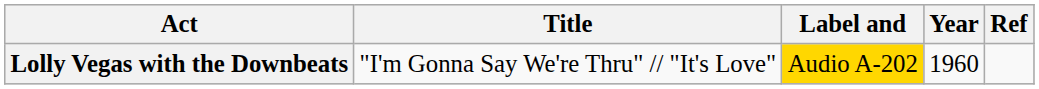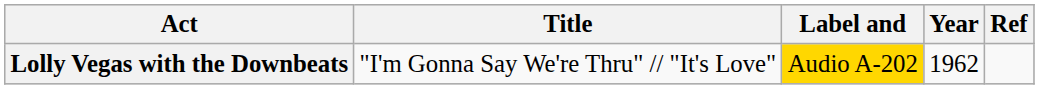(954, 63) 1960 -> (954, 63) 1962
